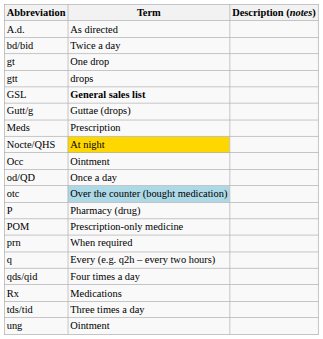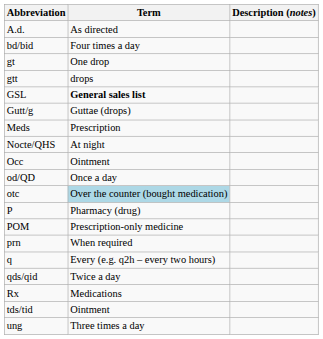(95, 45) Twice a day -> (105, 45) Four times a day
(87, 144) gold background -> (87, 144) no background
(105, 276) Four times a day -> (95, 276) Twice a day
(107, 309) Three times a day -> (90, 309) Ointment
(90, 326) Ointment -> (107, 326) Three times a day
